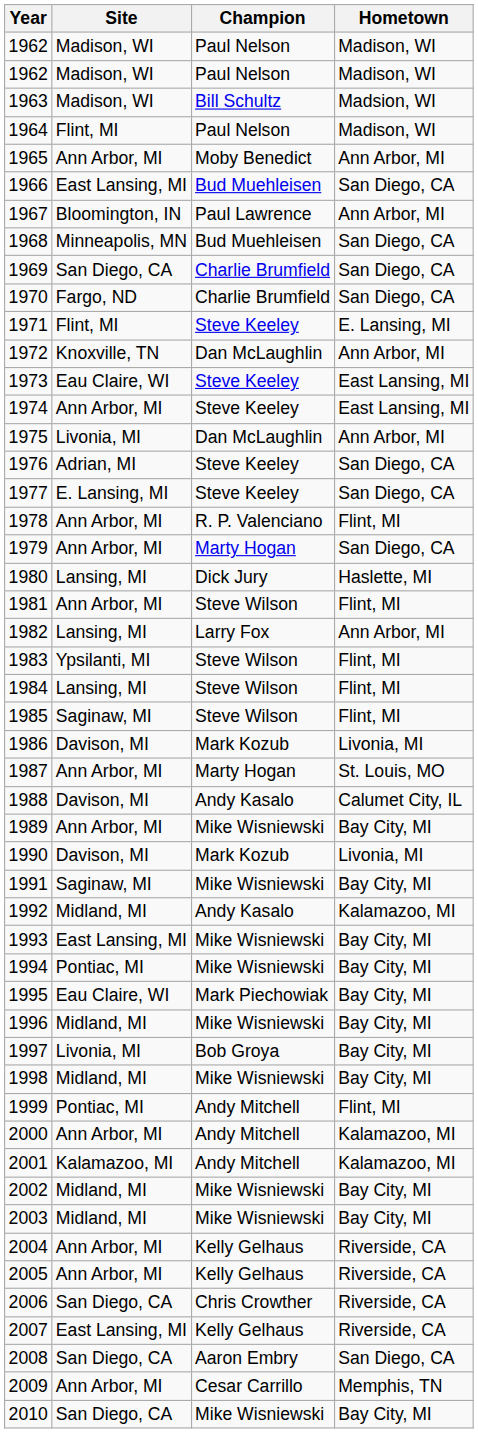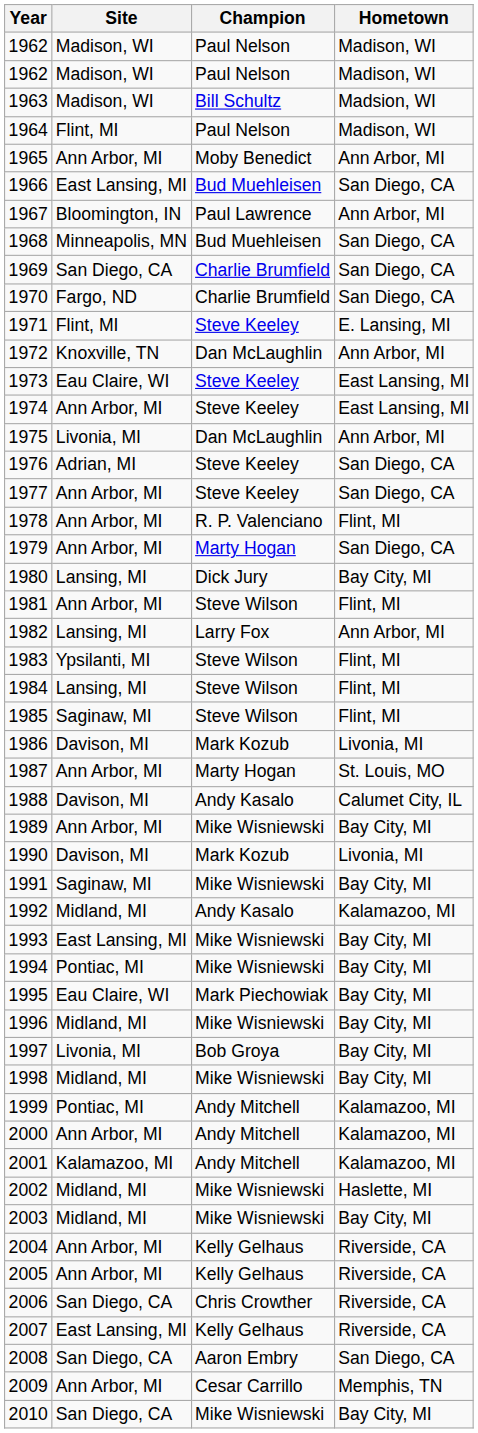(112, 492) E. Lansing, MI -> (109, 492) Ann Arbor, MI
(385, 576) Haslette, MI -> (385, 576) Bay City, MI
(369, 1107) Flint, MI -> (397, 1107) Kalamazoo, MI
(385, 1190) Bay City, MI -> (385, 1190) Haslette, MI
